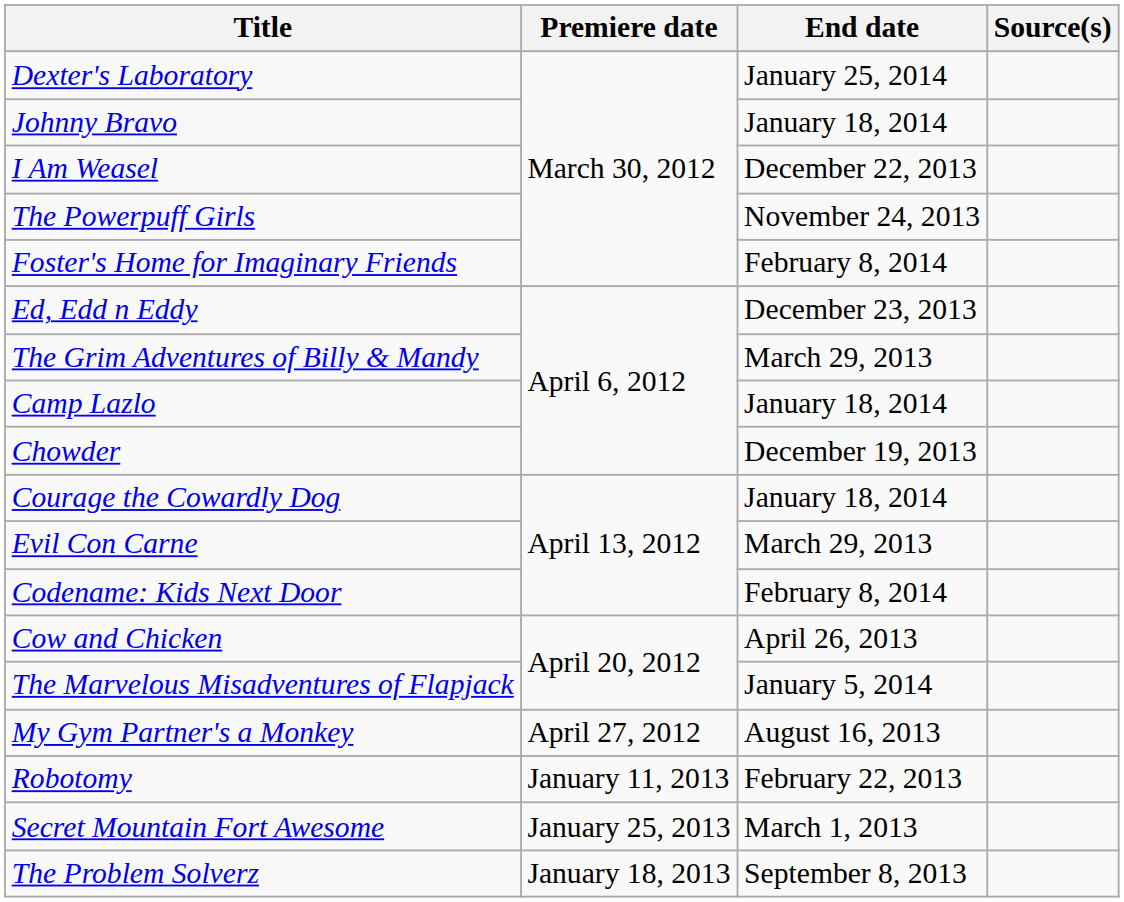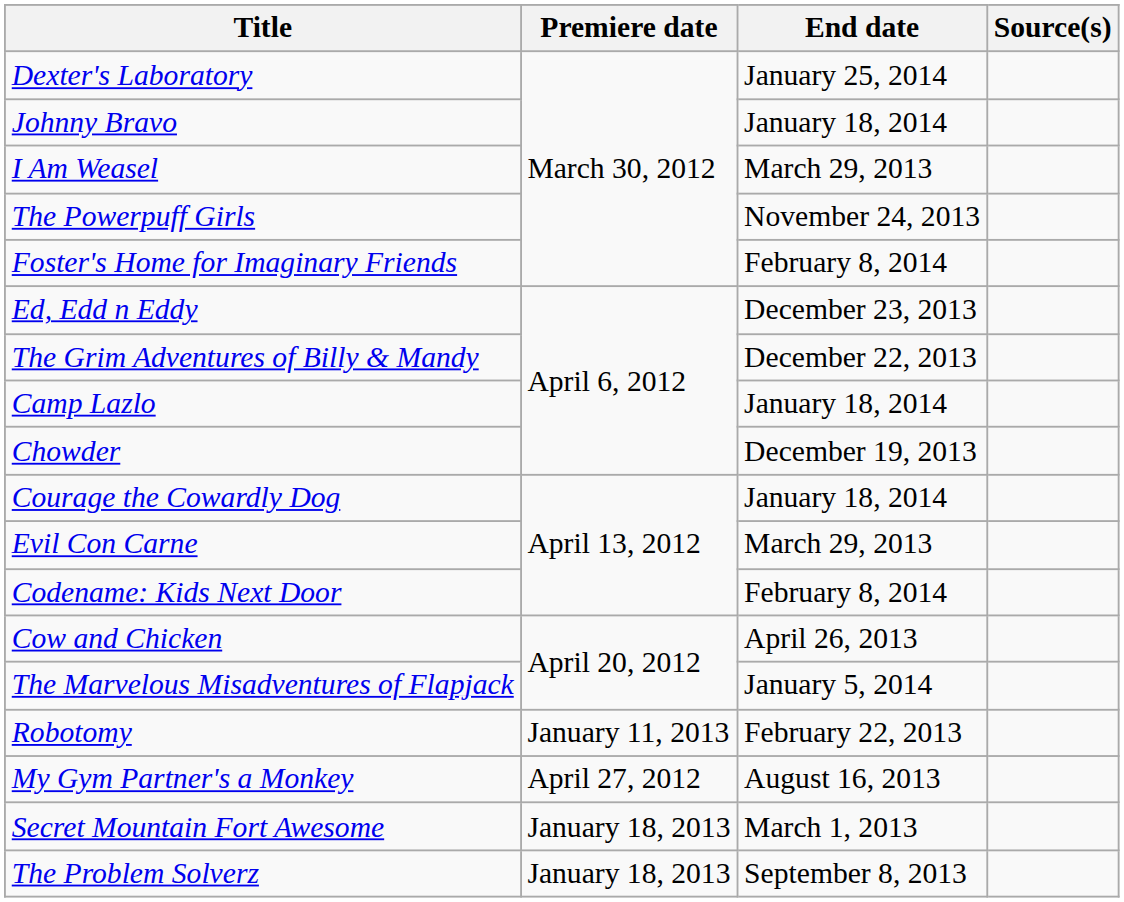(860, 168) December 22, 2013 -> (838, 168) March 29, 2013
(838, 356) March 29, 2013 -> (860, 356) December 22, 2013
rows swapped: (183, 732) <-> (72, 779)
(629, 826) January 25, 2013 -> (629, 826) January 18, 2013
